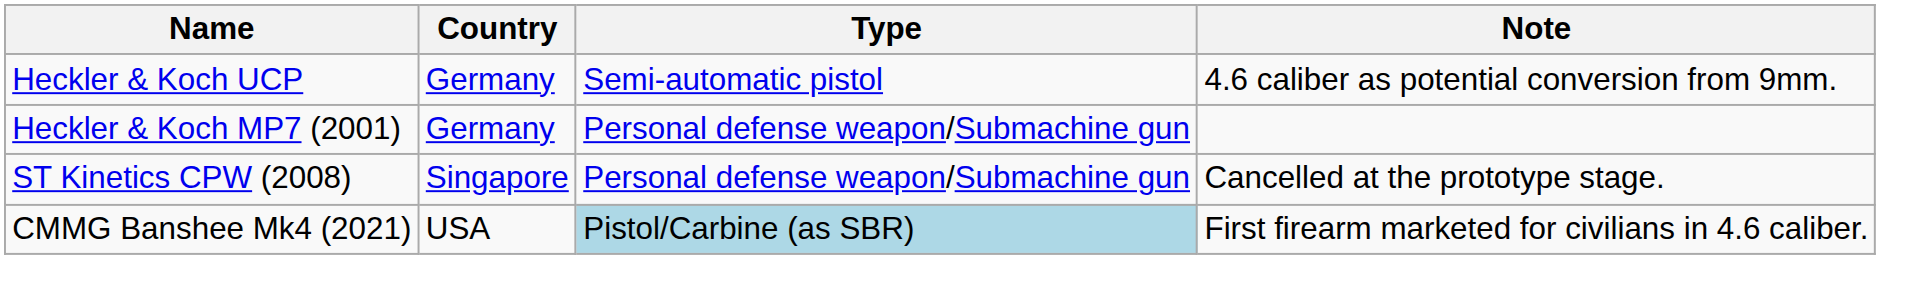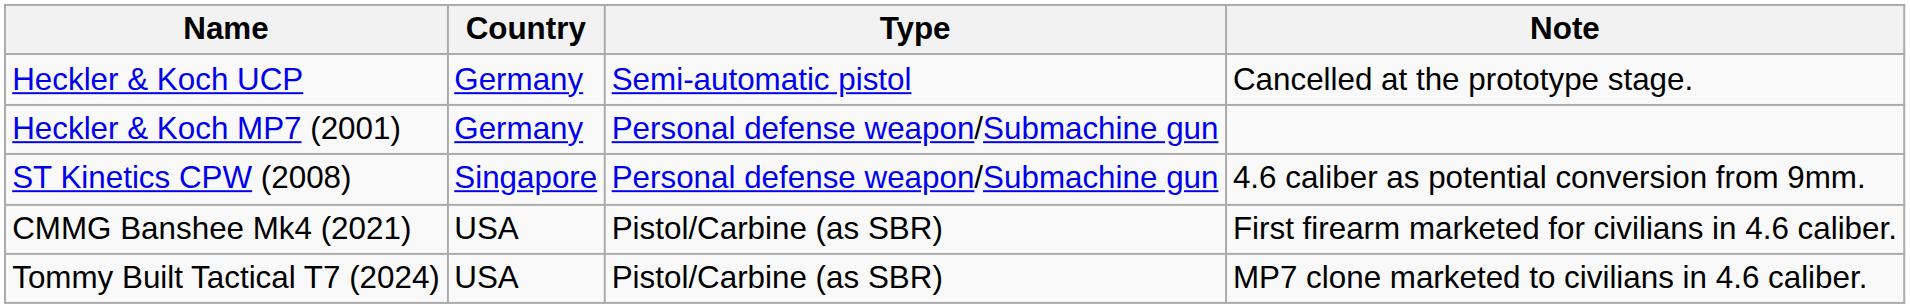(1521, 79) 4.6 caliber as potential conversion from 9mm. -> (1463, 79) Cancelled at the prototype stage.
(1435, 178) Cancelled at the prototype stage. -> (1549, 178) 4.6 caliber as potential conversion from 9mm.
(749, 228) lightblue background -> (777, 228) no background
+ row: (226, 278)
